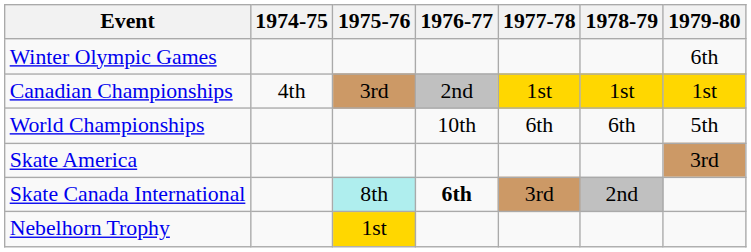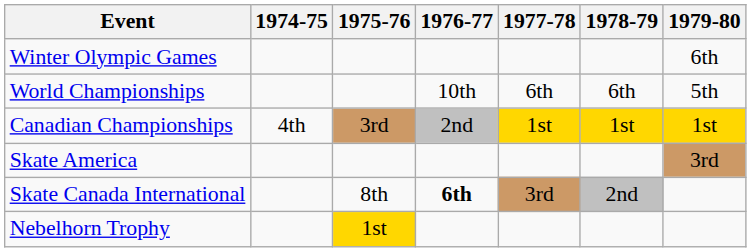rows swapped: (107, 125) <-> (121, 90)
(374, 194) paleturquoise background -> (374, 194) no background
